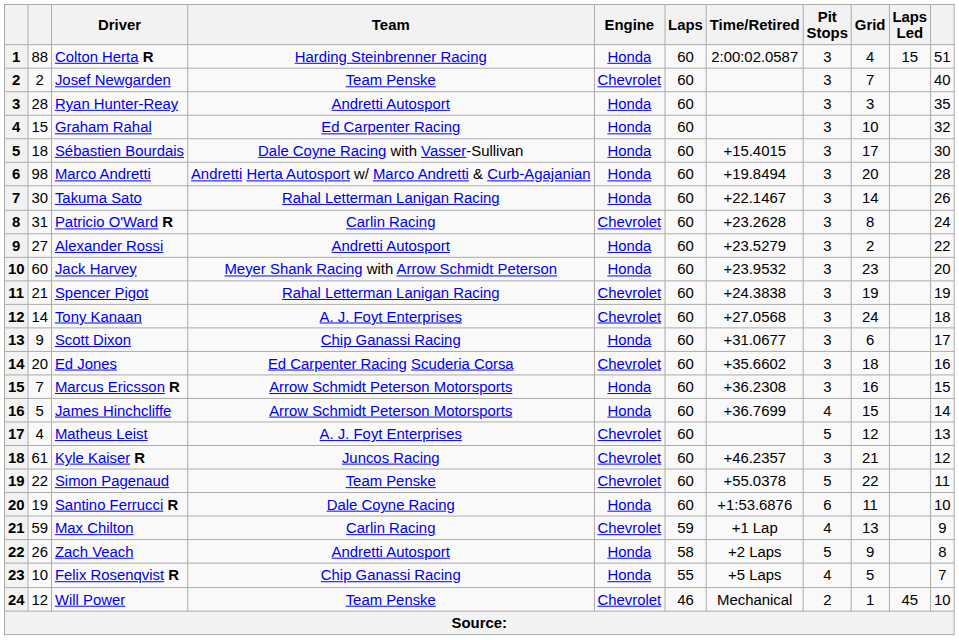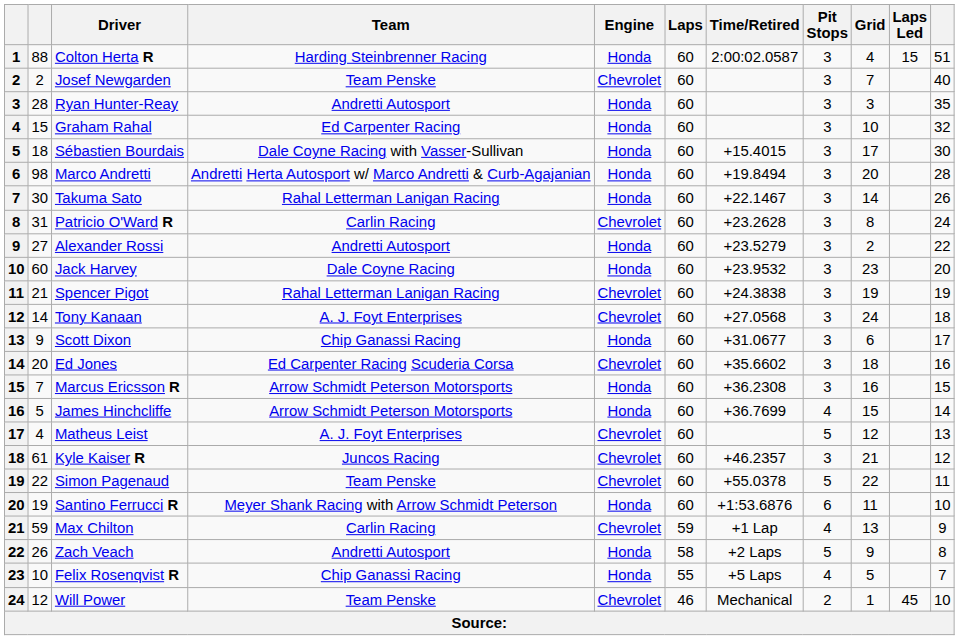(391, 269) Meyer Shank Racing with Arrow Schmidt Peterson -> (391, 269) Dale Coyne Racing
(391, 505) Dale Coyne Racing -> (391, 505) Meyer Shank Racing with Arrow Schmidt Peterson
